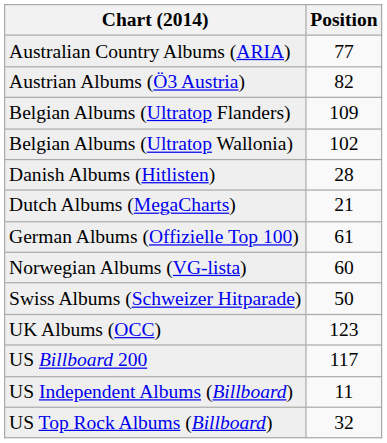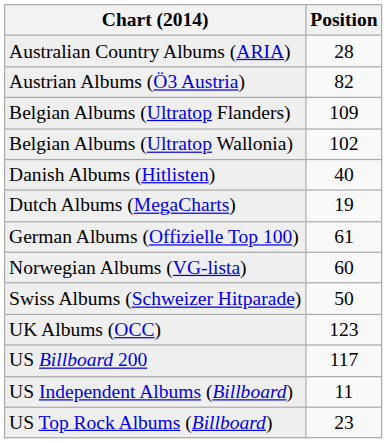(344, 50) 77 -> (344, 50) 28
(344, 174) 28 -> (344, 174) 40
(344, 205) 21 -> (344, 205) 19
(344, 422) 32 -> (344, 422) 23
